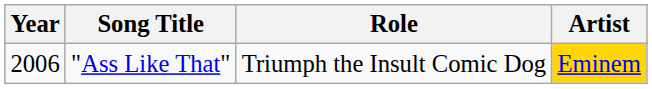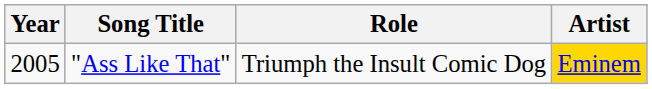(35, 63) 2006 -> (35, 63) 2005
